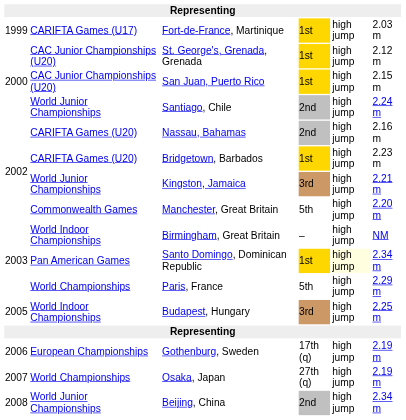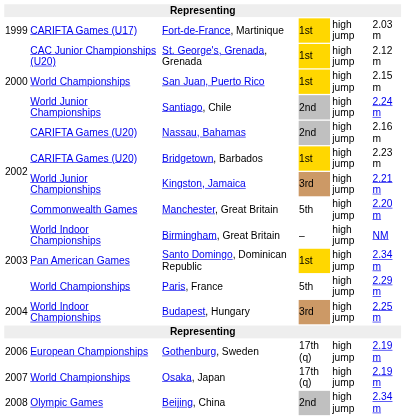(93, 81) CAC Junior Championships (U20) -> (80, 81) World Championships
(343, 261) lightyellow background -> (343, 261) no background
(16, 312) 2005 -> (16, 312) 2004
(309, 377) 27th (q) -> (309, 377) 17th (q)
(66, 403) World Junior Championships -> (67, 403) Olympic Games
